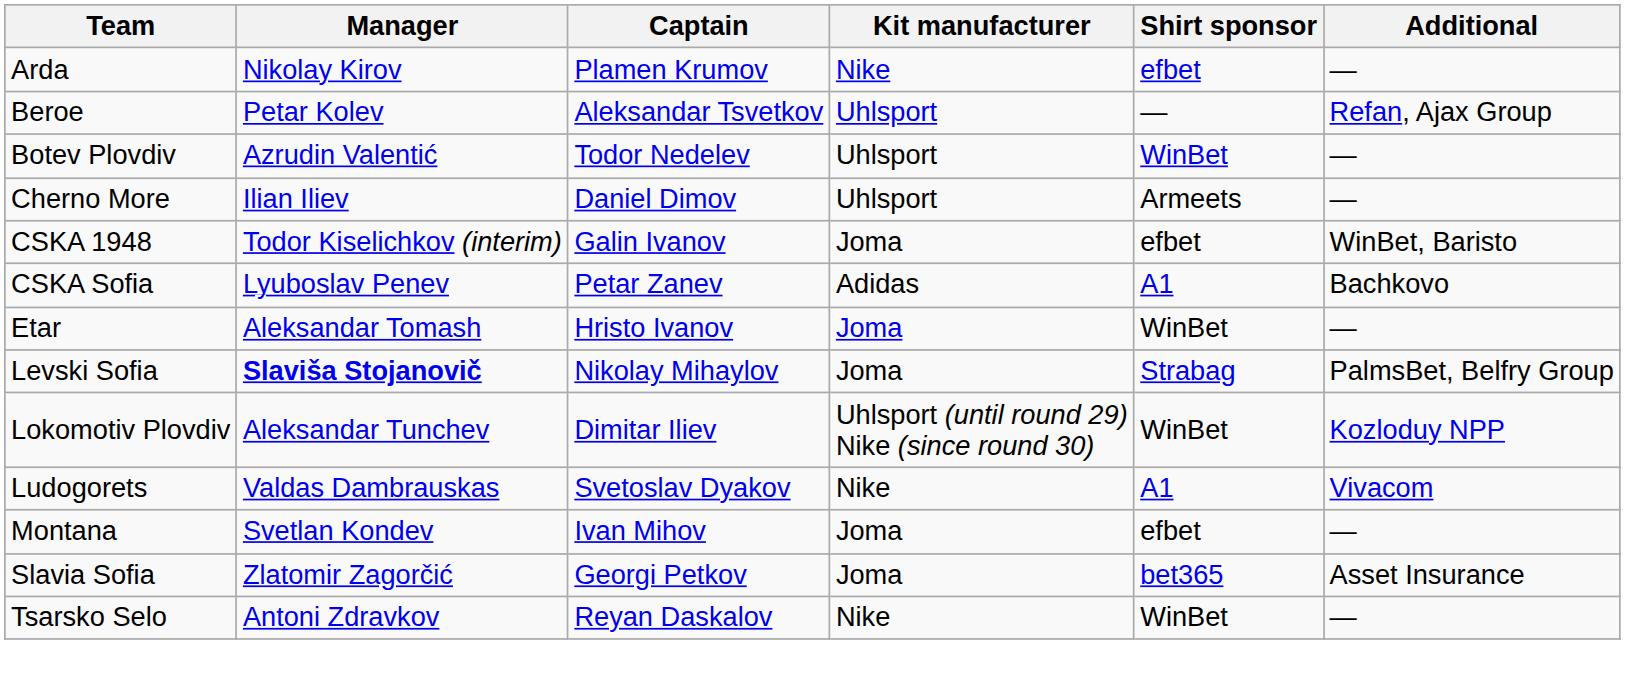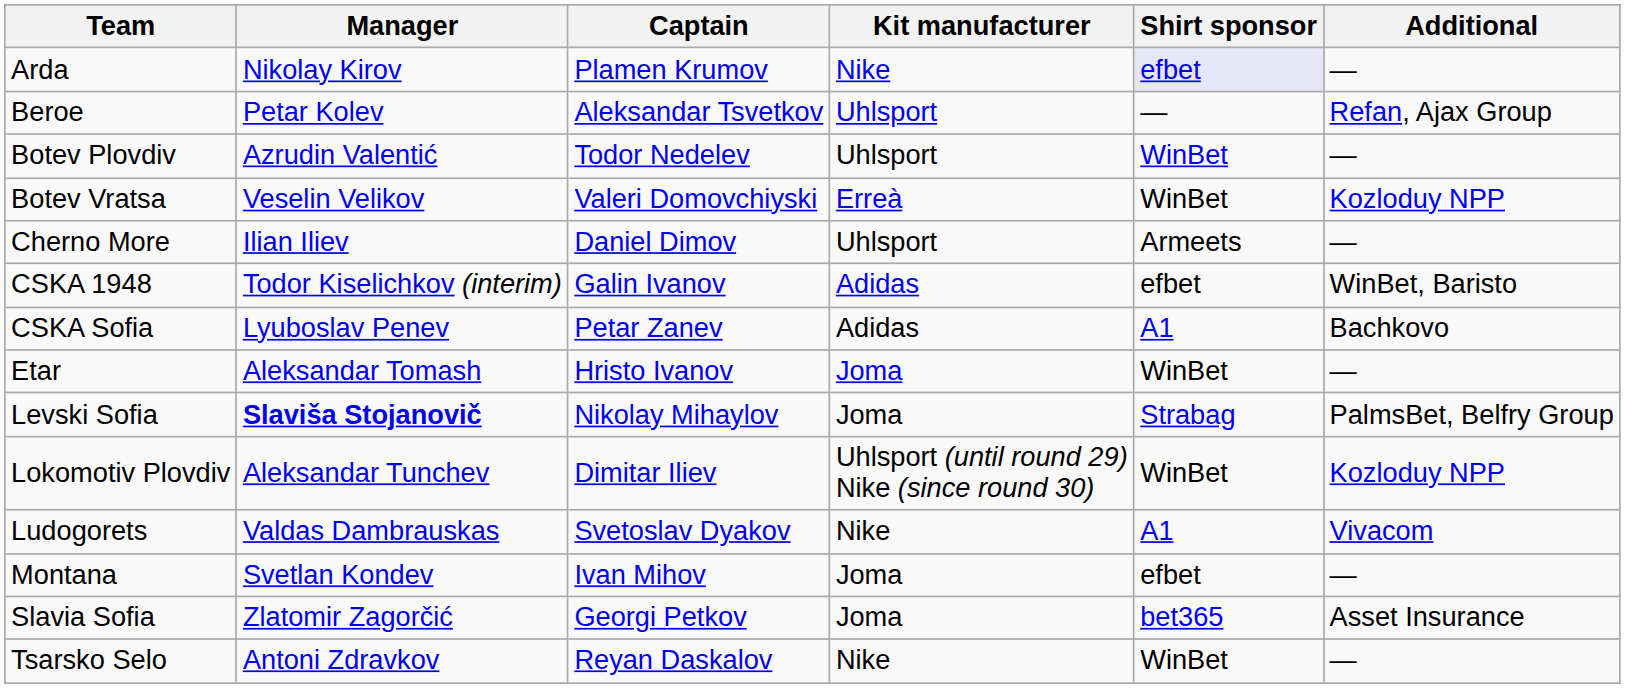(1170, 69) no background -> (1170, 69) lavender background
+ row: (88, 198)
(869, 241) Joma -> (877, 284) Adidas
